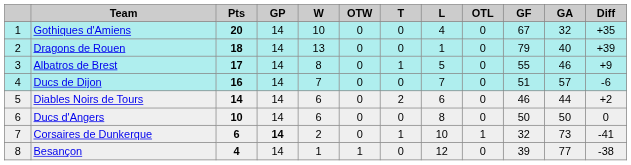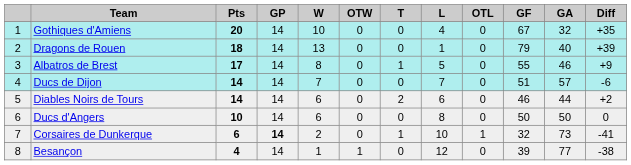(237, 82) 16 -> (237, 82) 14
